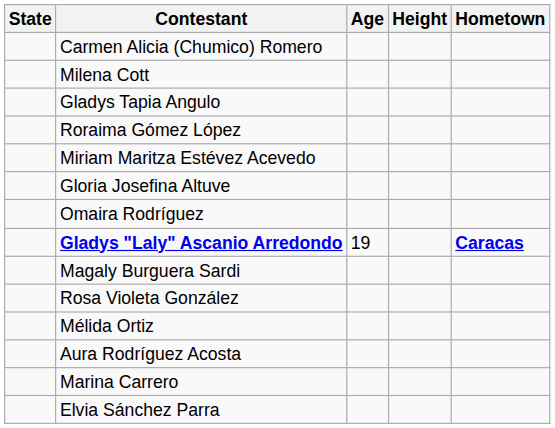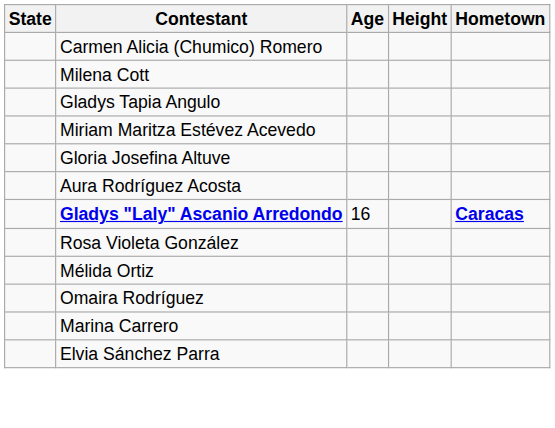- row: (151, 130)
rows swapped: (151, 354) <-> (132, 214)
(361, 242) 19 -> (361, 214) 16
- row: (150, 270)
